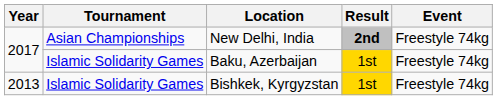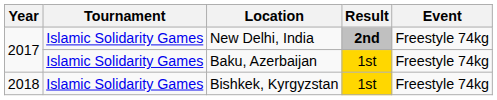(115, 39) Asian Championships -> (125, 39) Islamic Solidarity Games
(24, 84) 2013 -> (24, 84) 2018
